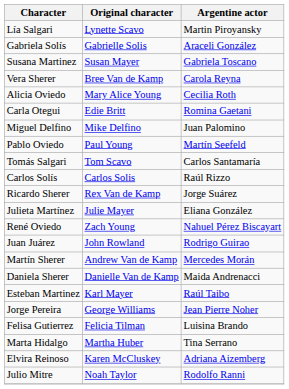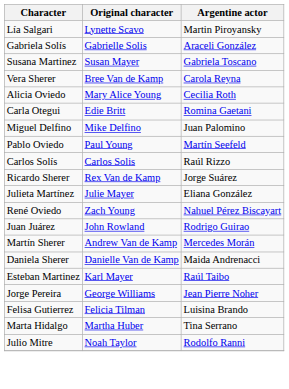- row: (37, 161)
- row: (38, 359)
